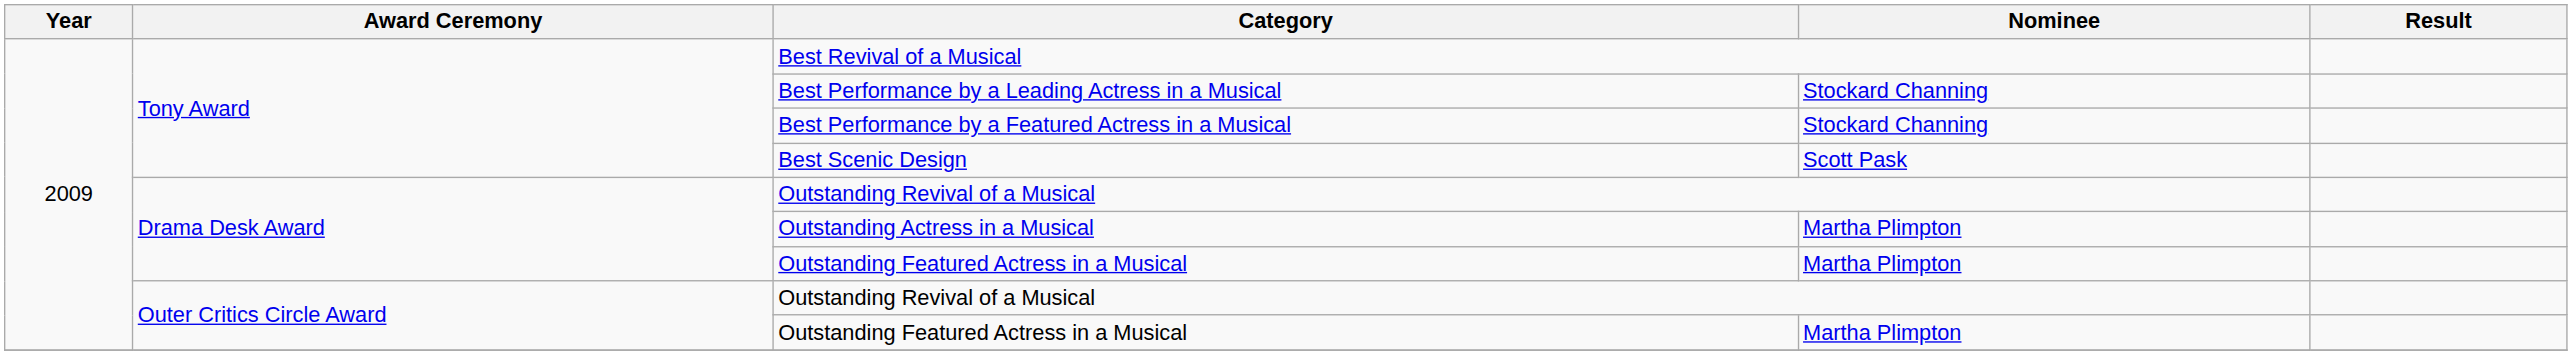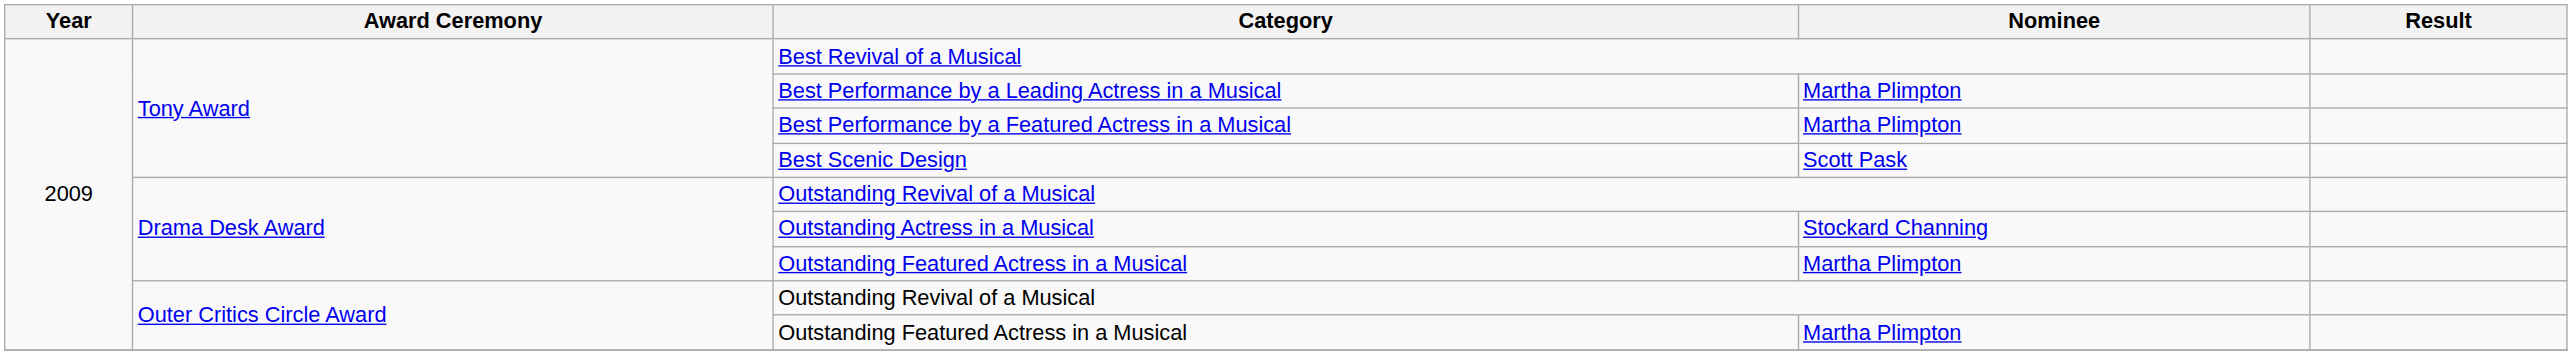(1896, 90) Stockard Channing -> (1882, 90) Martha Plimpton
(1896, 125) Stockard Channing -> (1882, 125) Martha Plimpton
(1882, 228) Martha Plimpton -> (1896, 228) Stockard Channing
